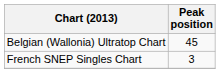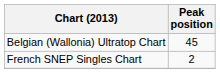(192, 59) 3 -> (192, 59) 2
